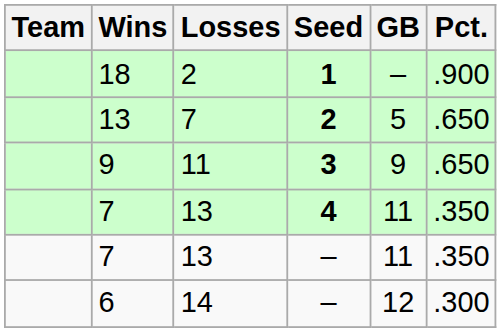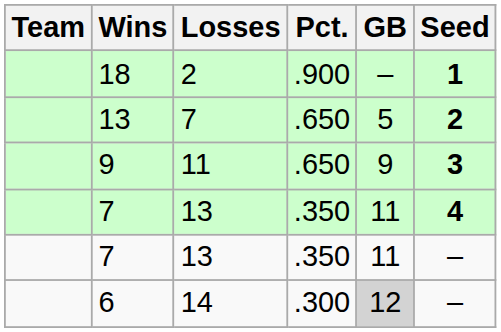columns swapped: (461, 27) <-> (328, 27)
(398, 303) no background -> (385, 303) lightgrey background
